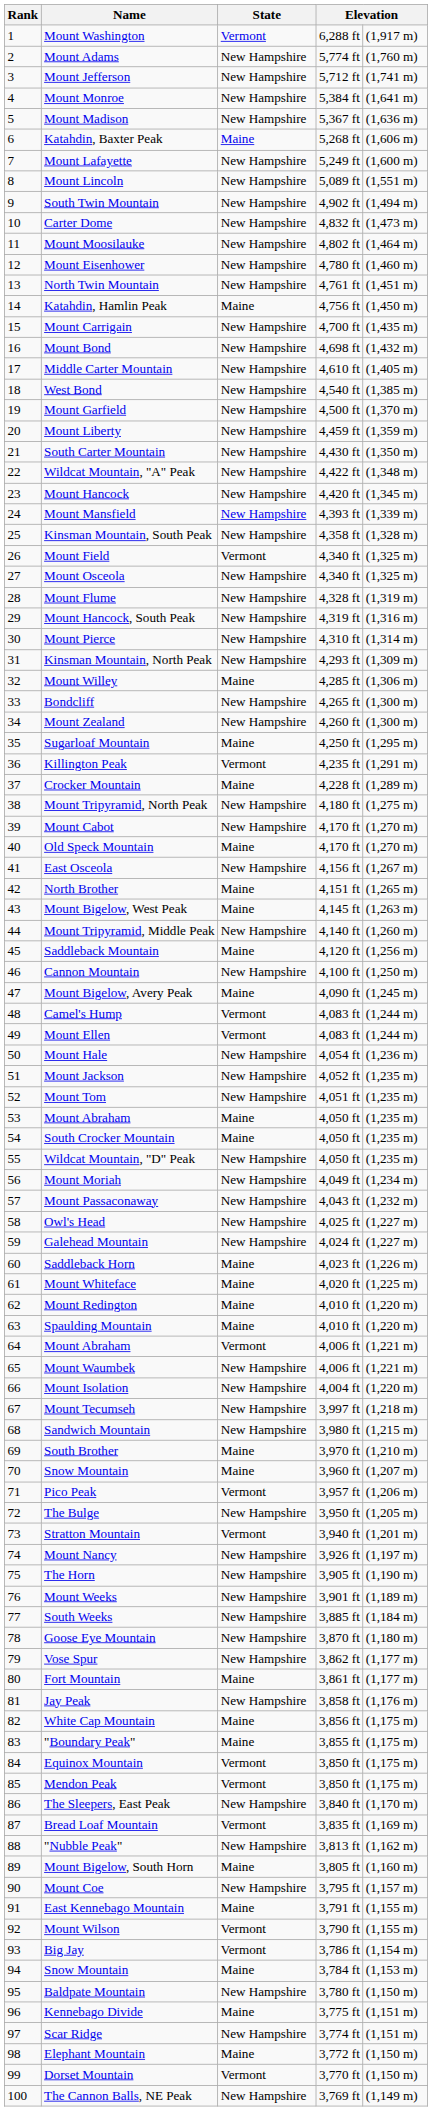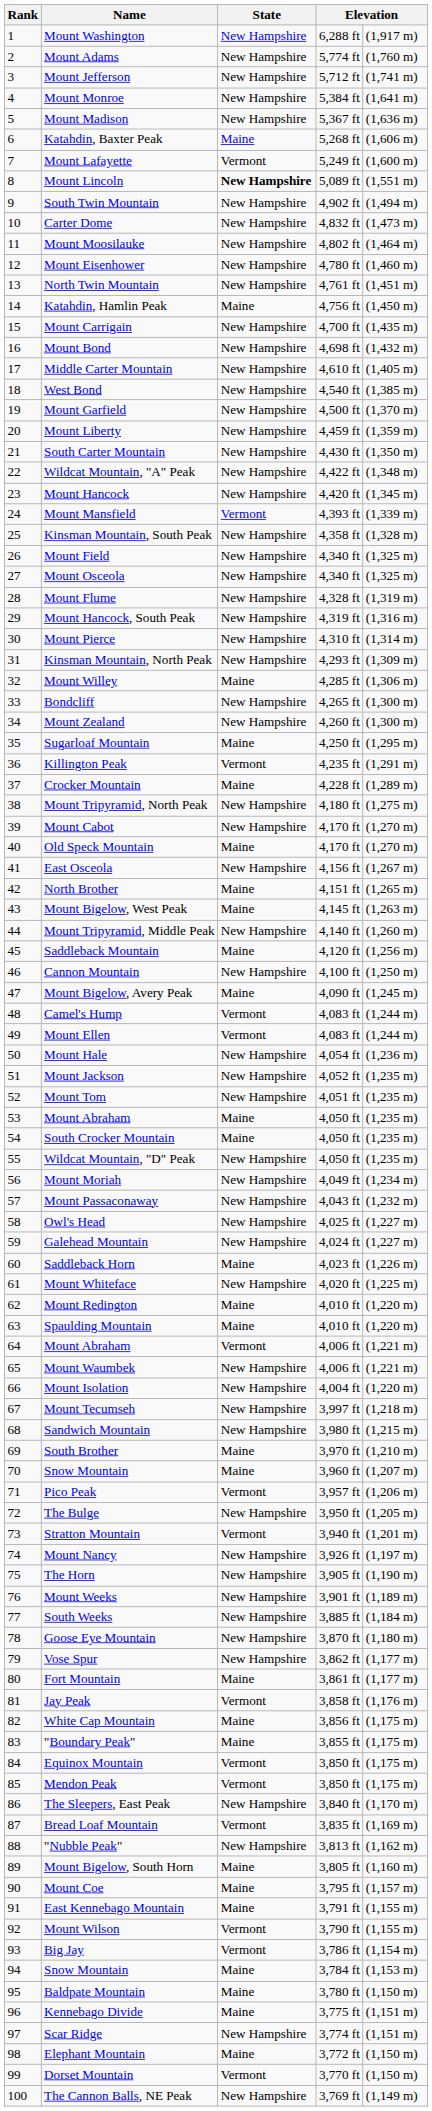(243, 35) Vermont -> (267, 35) New Hampshire
(264, 160) New Hampshire -> (243, 160) Vermont
(264, 181) normal -> (266, 181) bold
(267, 514) New Hampshire -> (243, 514) Vermont
(243, 555) Vermont -> (264, 555) New Hampshire
(237, 1284) Maine -> (264, 1284) New Hampshire
(264, 1700) New Hampshire -> (243, 1700) Vermont
(264, 1887) New Hampshire -> (237, 1887) Maine
(264, 1991) New Hampshire -> (237, 1991) Maine
